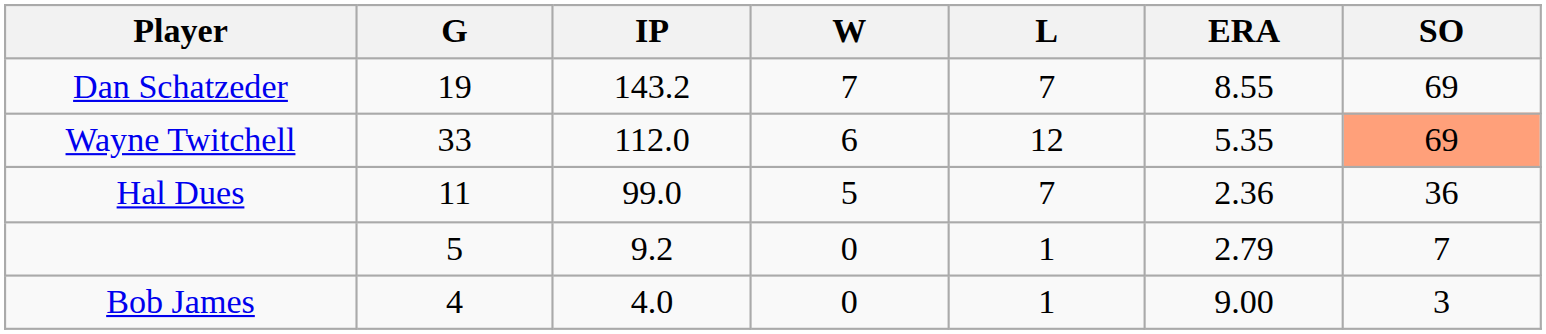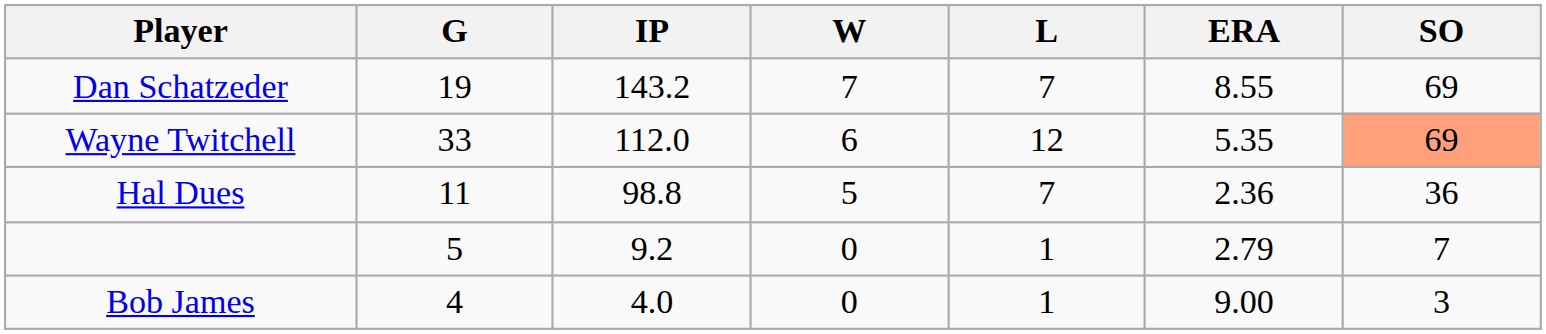(652, 193) 99.0 -> (652, 193) 98.8
